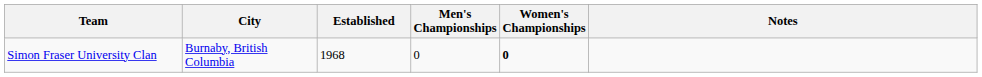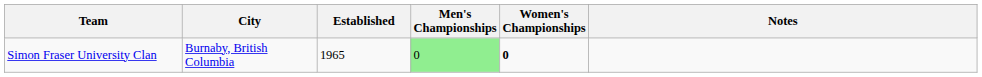(332, 55) 1968 -> (332, 55) 1965
(417, 55) no background -> (417, 55) lightgreen background
